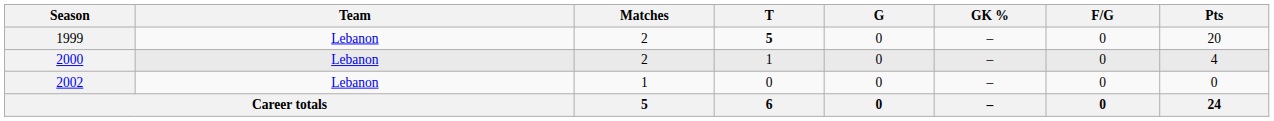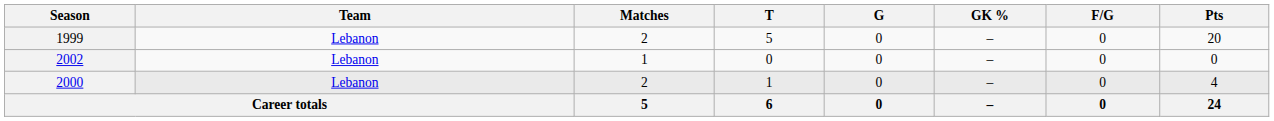(769, 38) bold -> (769, 38) normal
rows swapped: (70, 60) <-> (70, 83)
